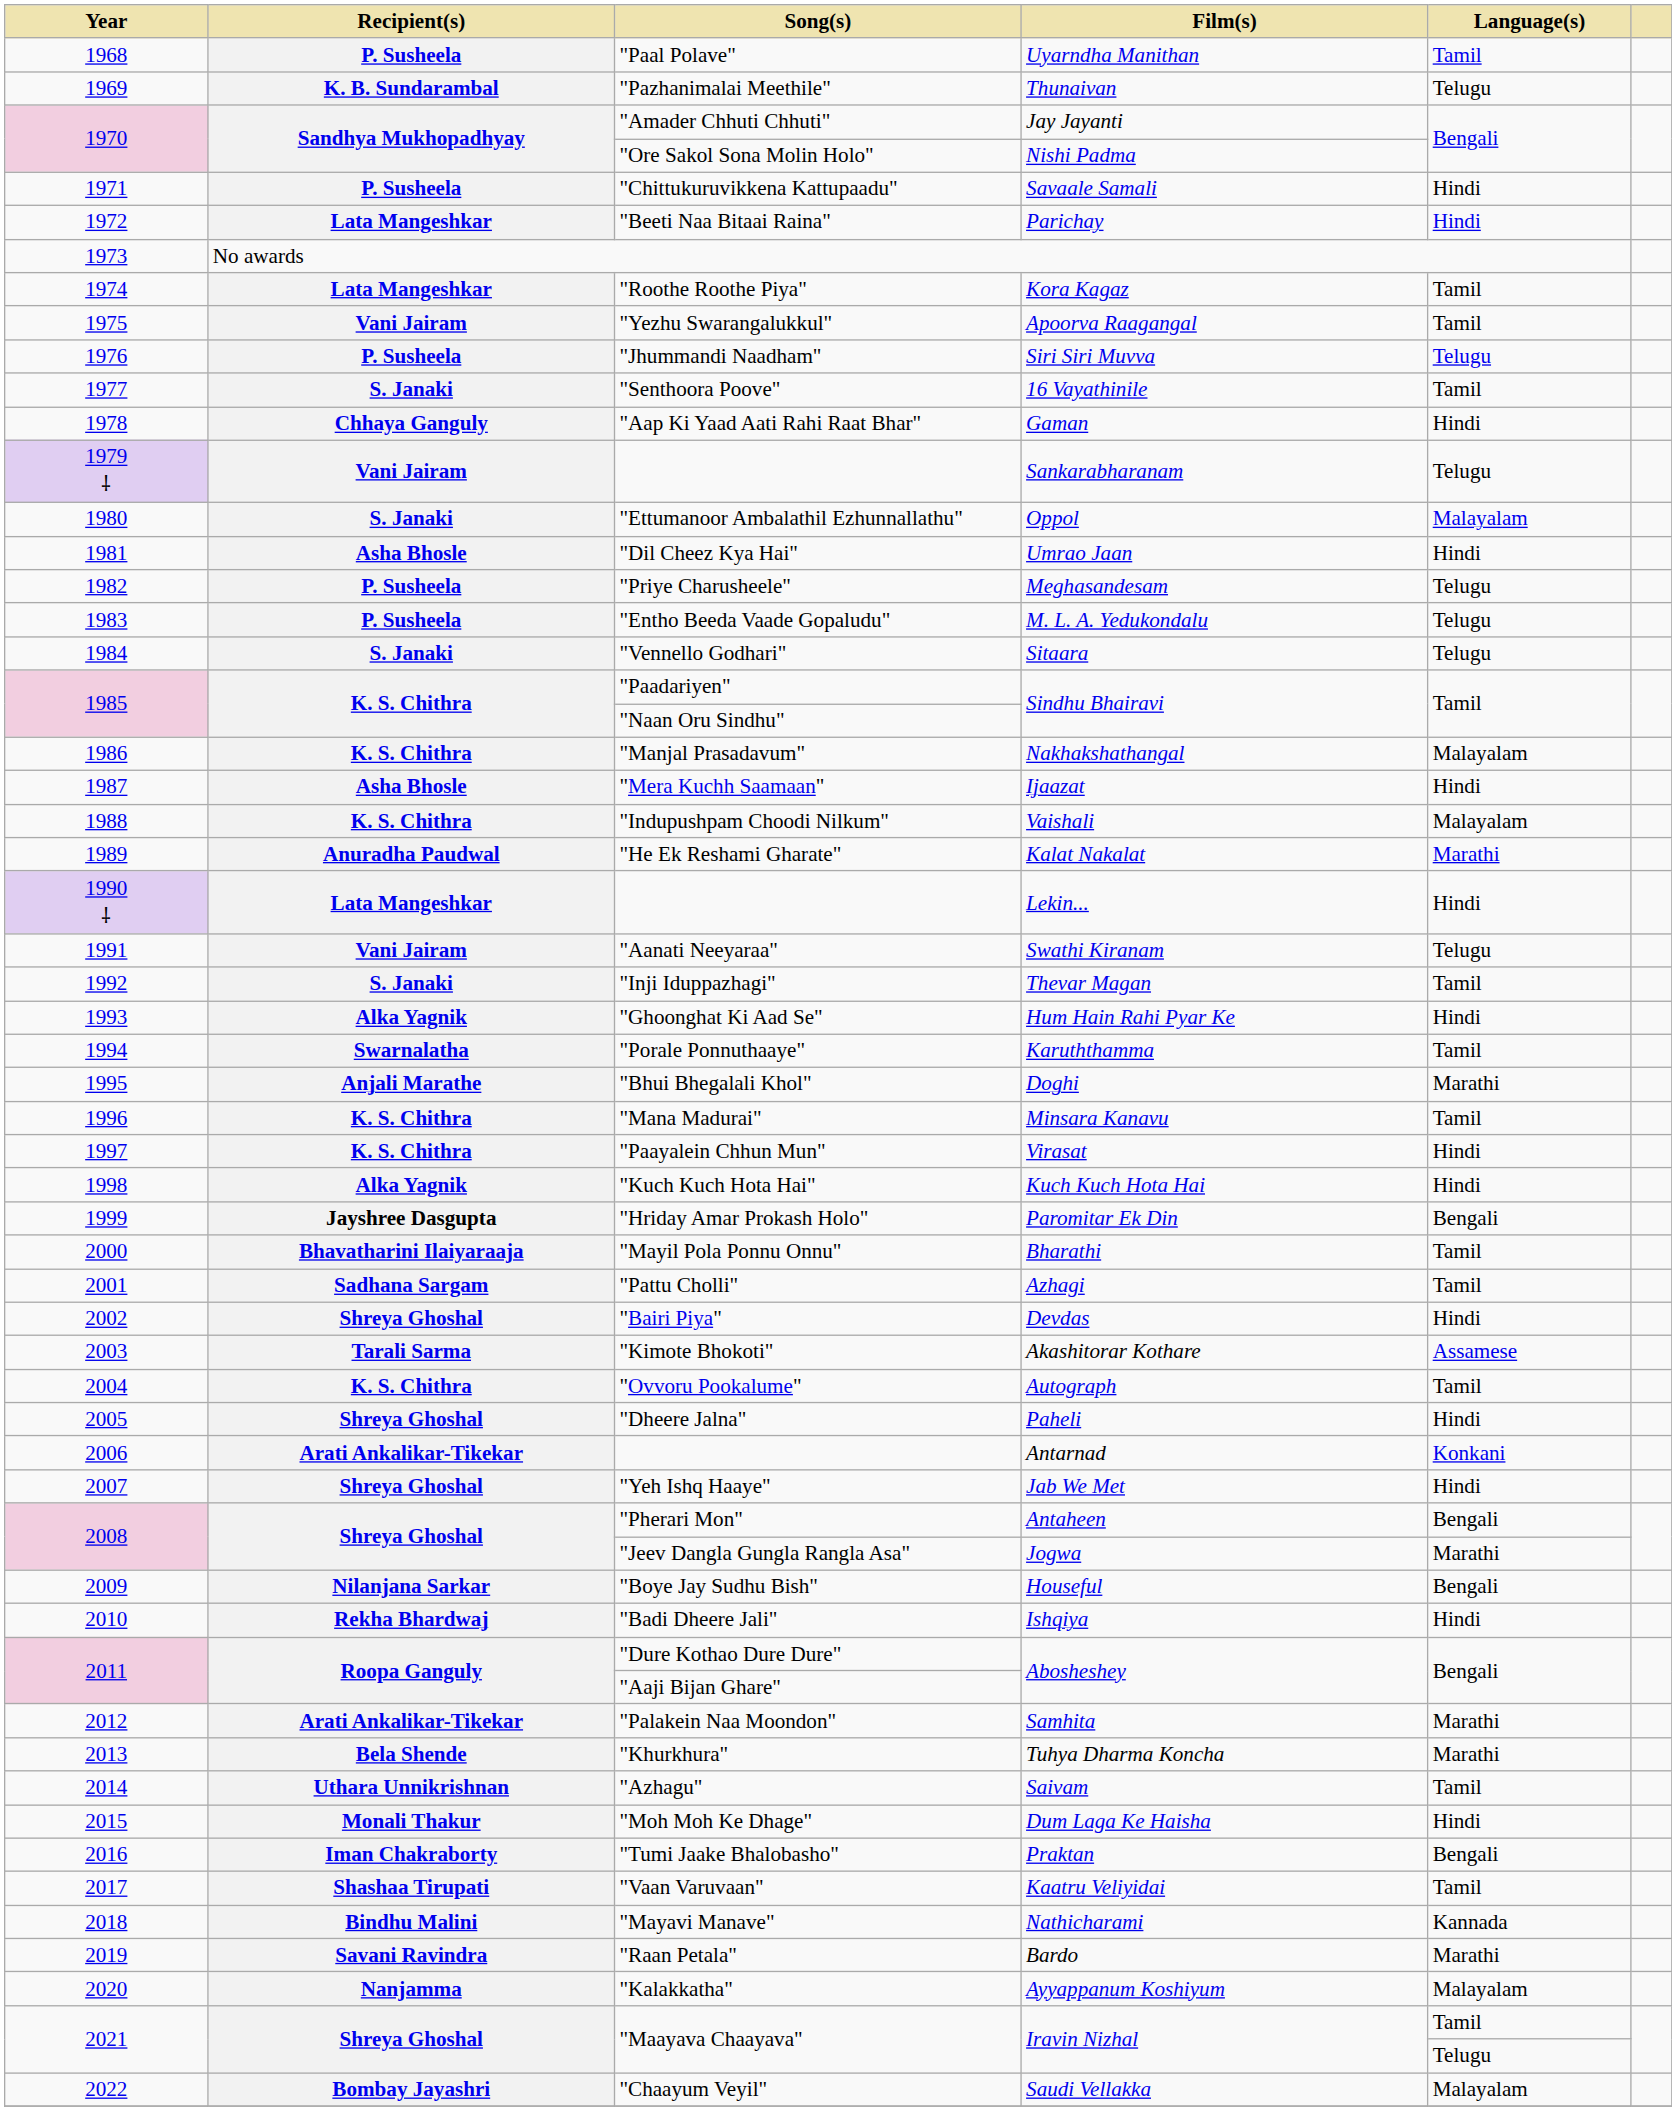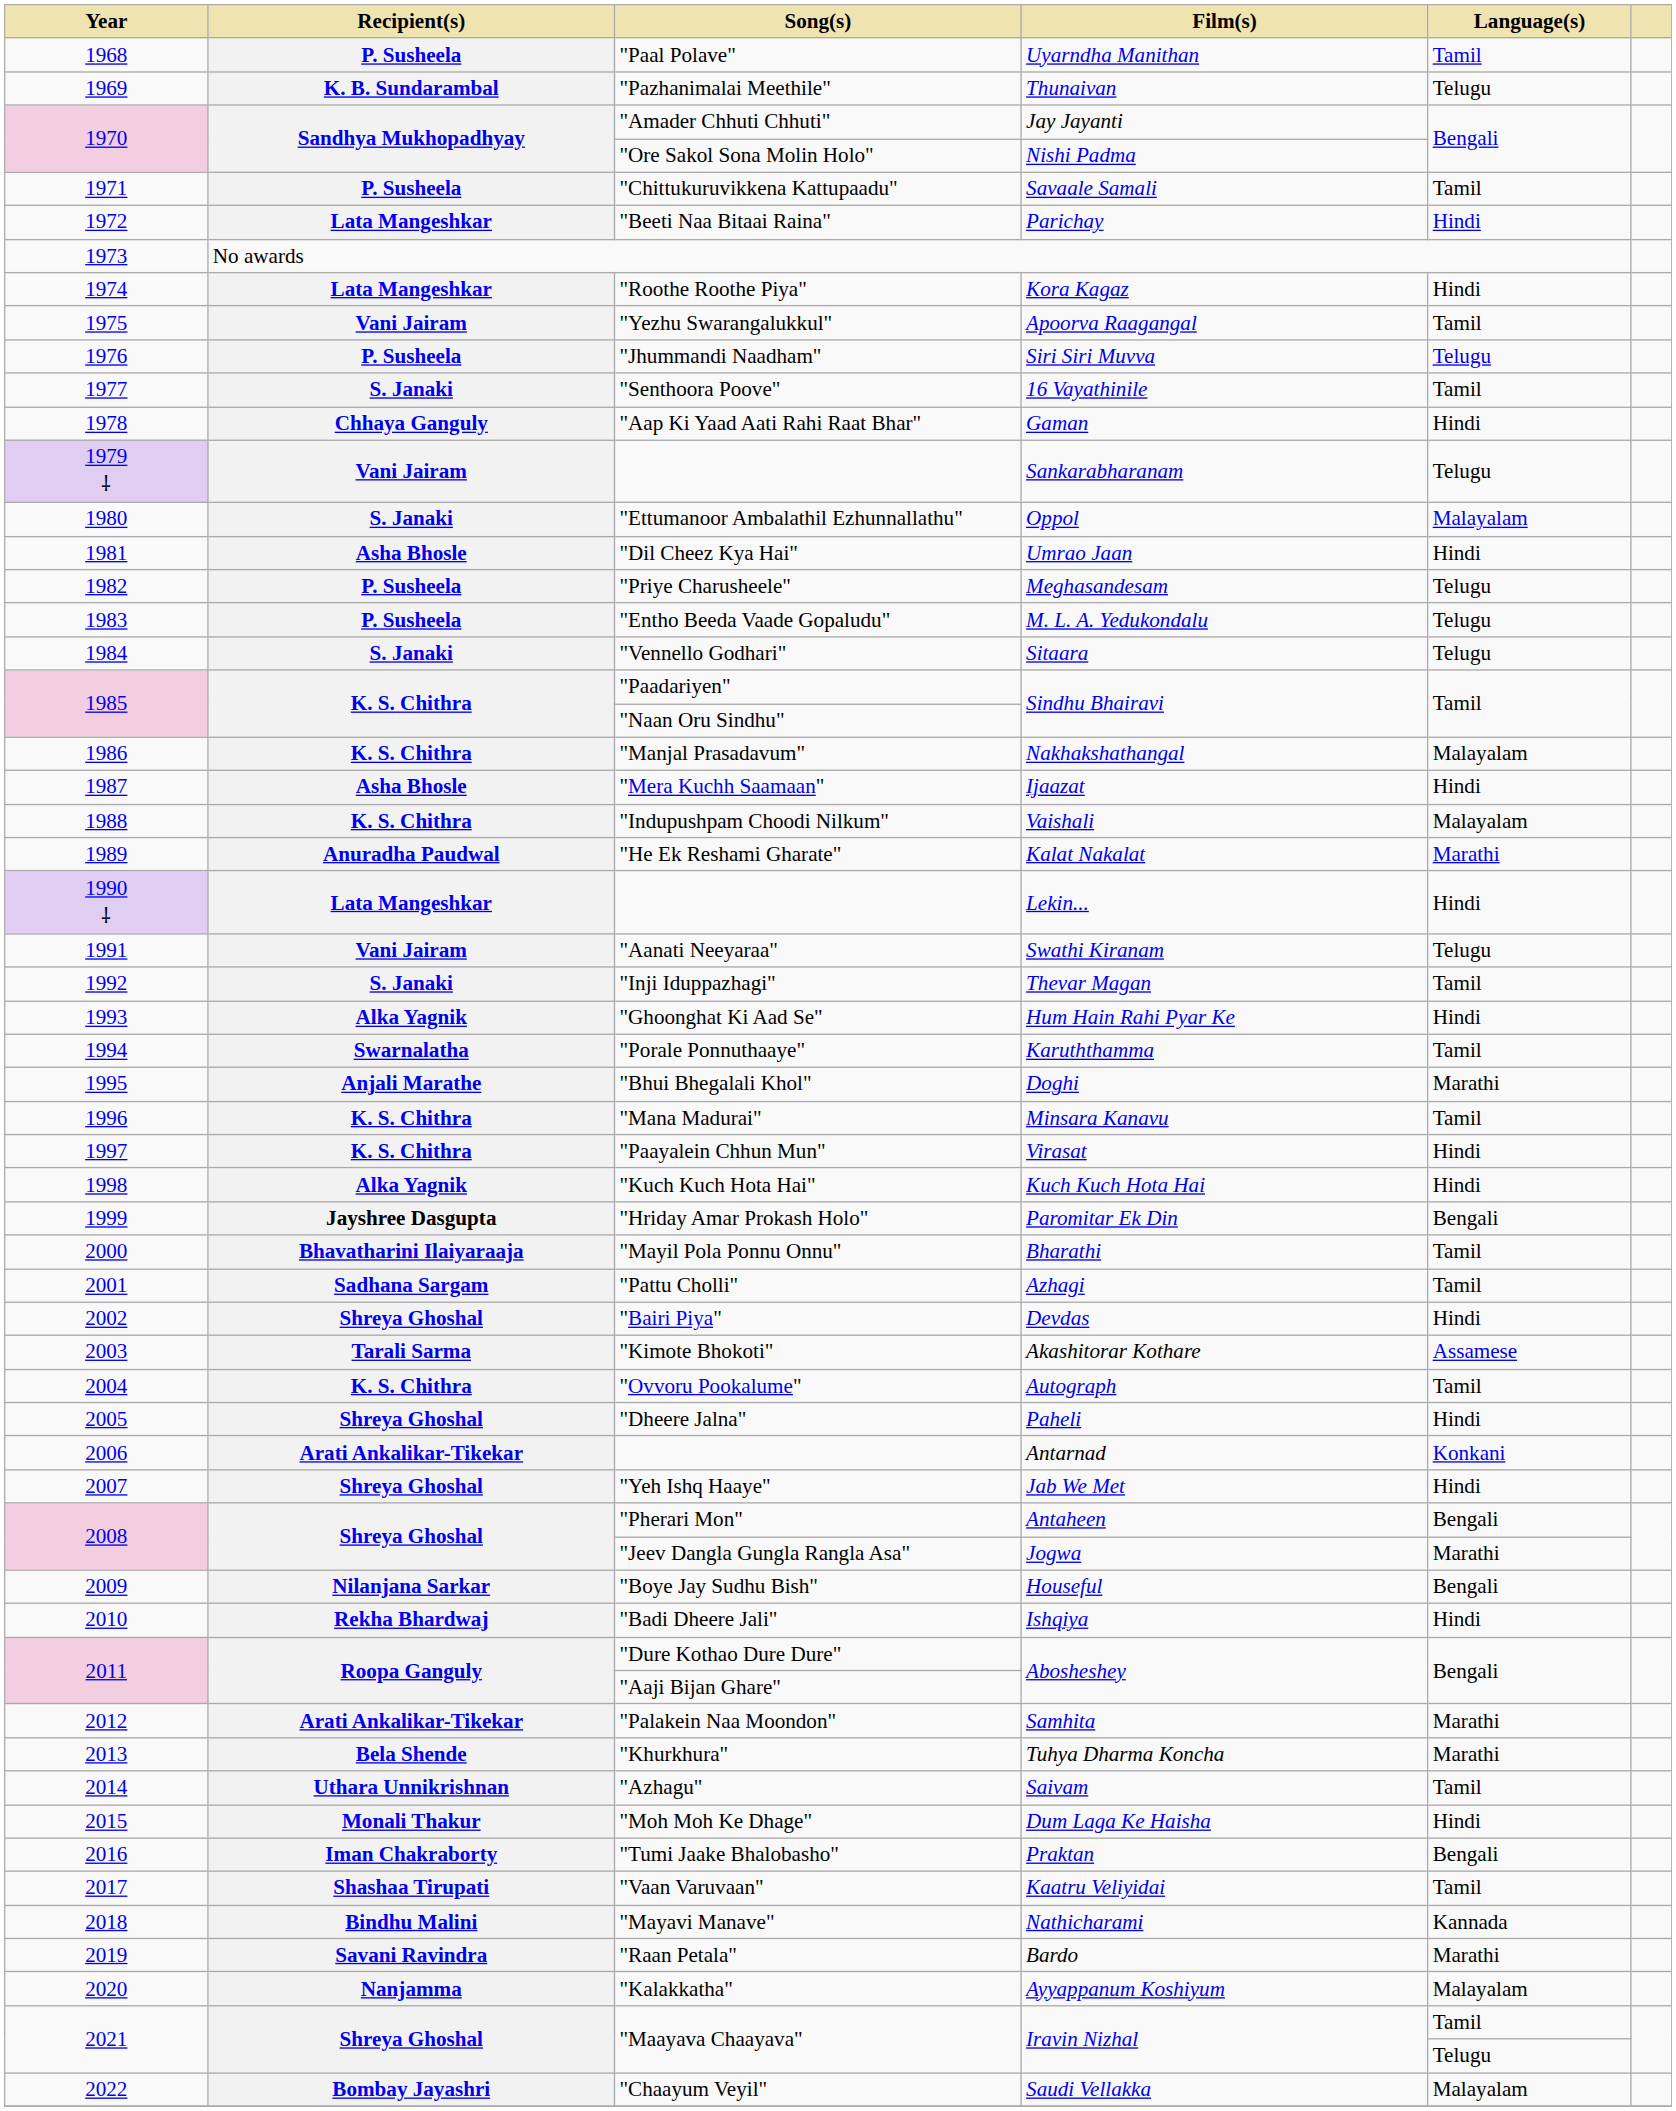(1457, 188) Hindi -> (1457, 188) Tamil
(1457, 289) Tamil -> (1457, 289) Hindi
